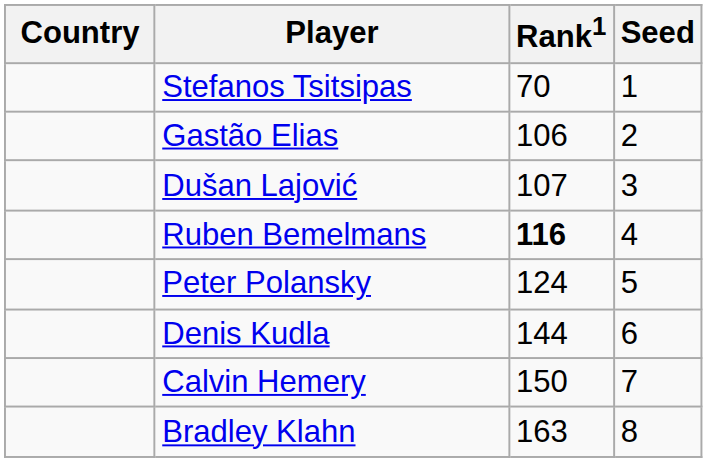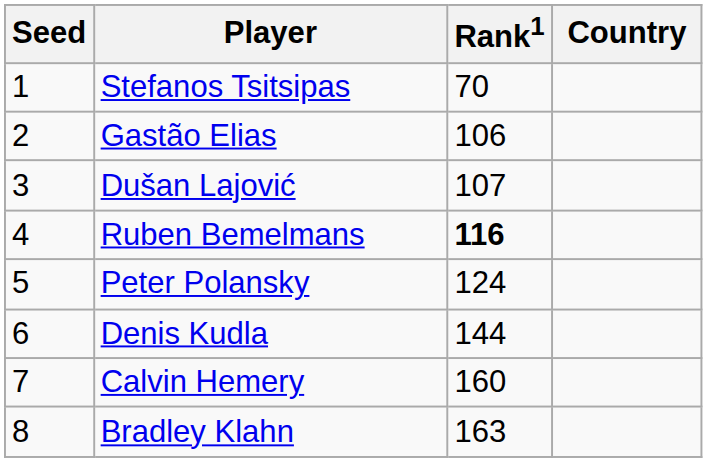columns swapped: (80, 33) <-> (658, 33)
(542, 382) 150 -> (480, 382) 160
